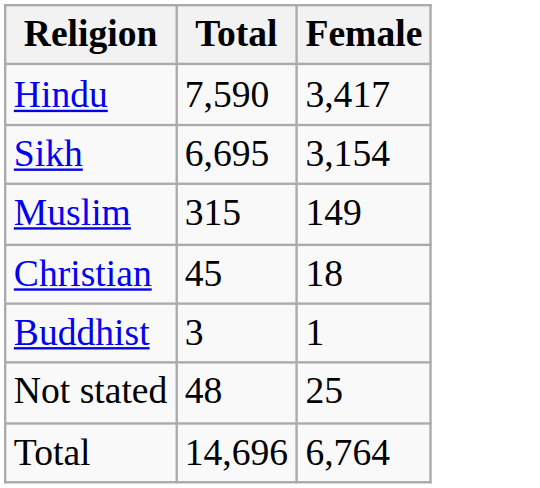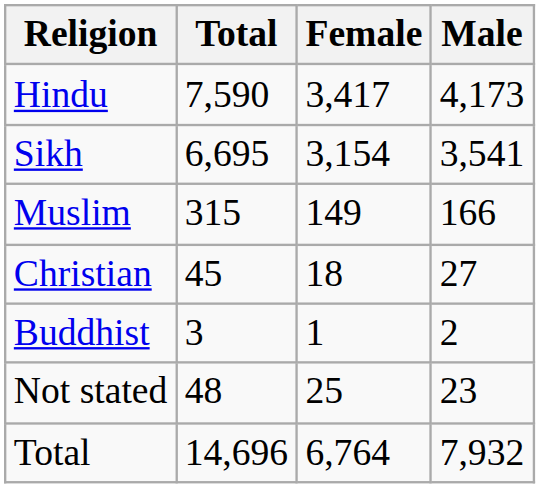+ column: (482, 34)
